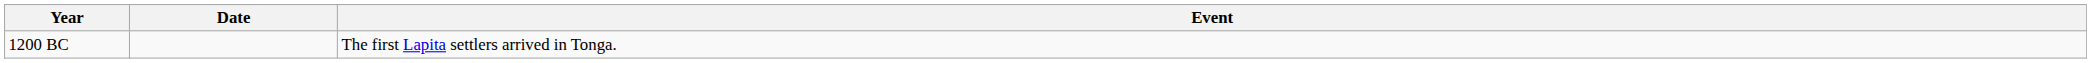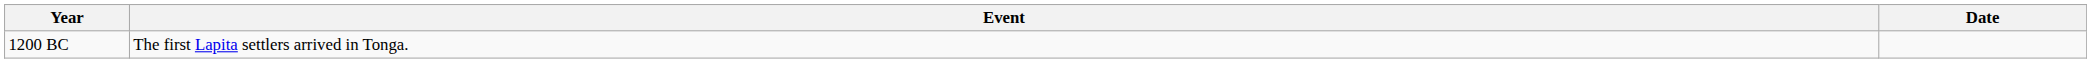columns swapped: (234, 17) <-> (1212, 17)
